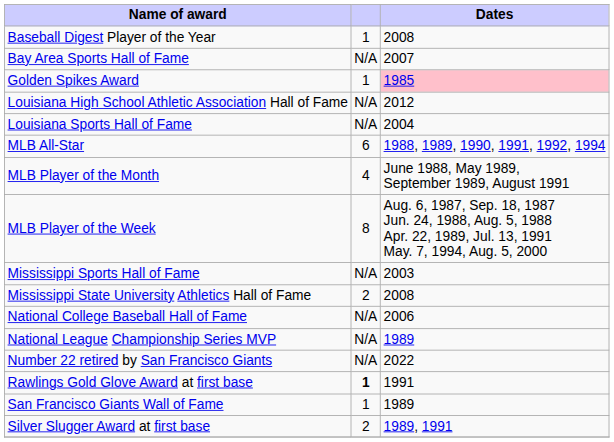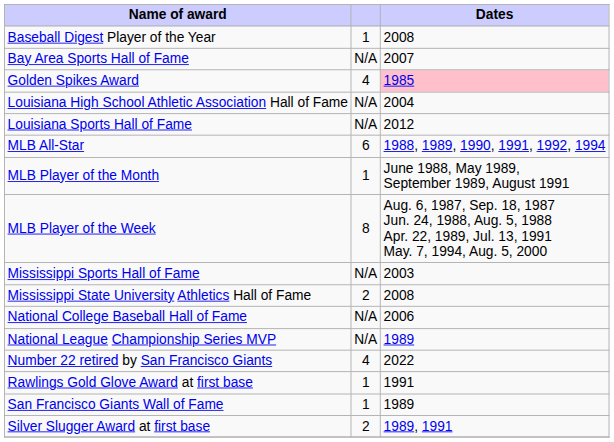(366, 80) 1 -> (366, 80) 4
(399, 102) 2012 -> (399, 102) 2004
(399, 124) 2004 -> (399, 124) 2012
(366, 175) 4 -> (366, 175) 1
(366, 361) N/A -> (366, 361) 4
(366, 382) bold -> (366, 382) normal
